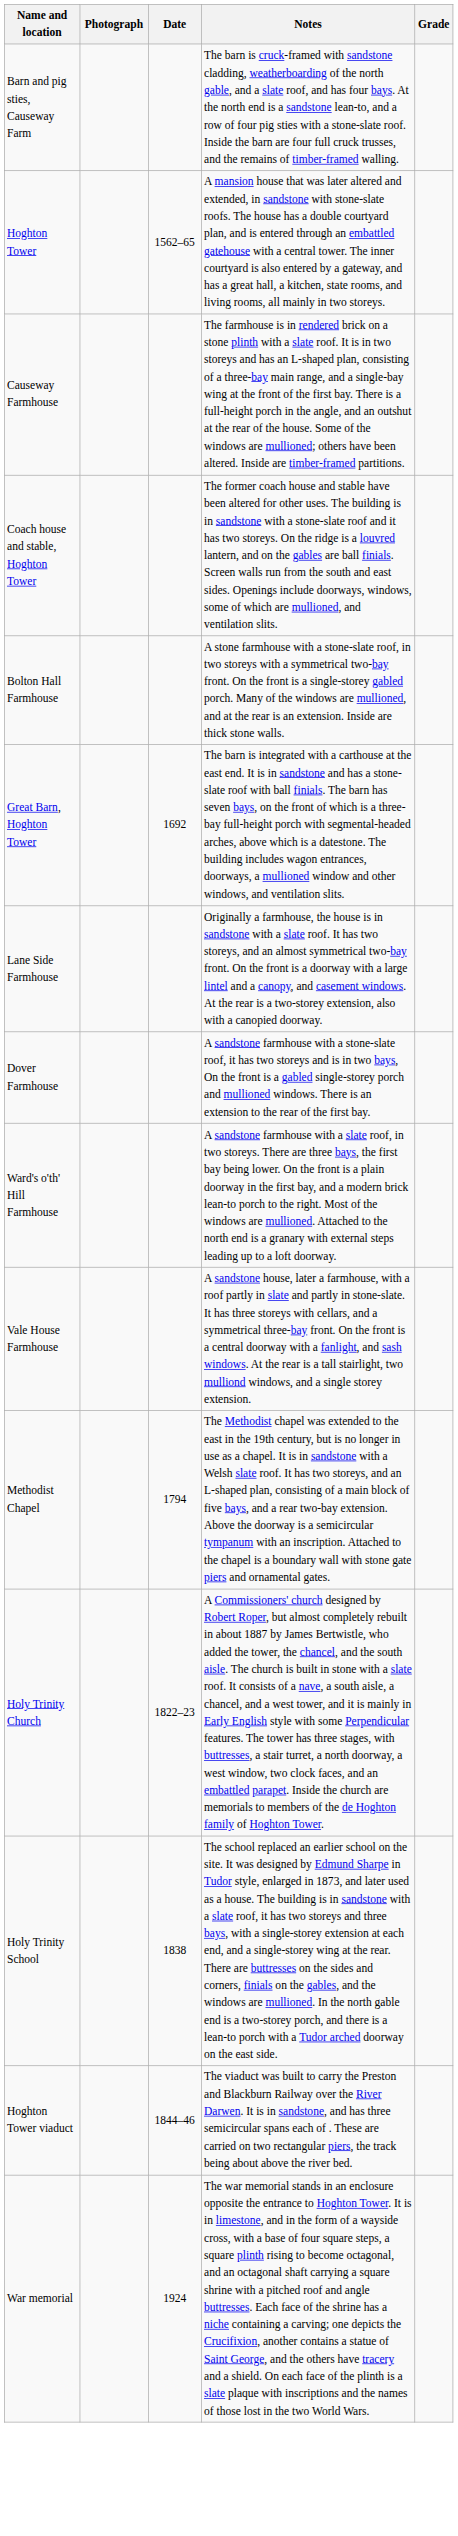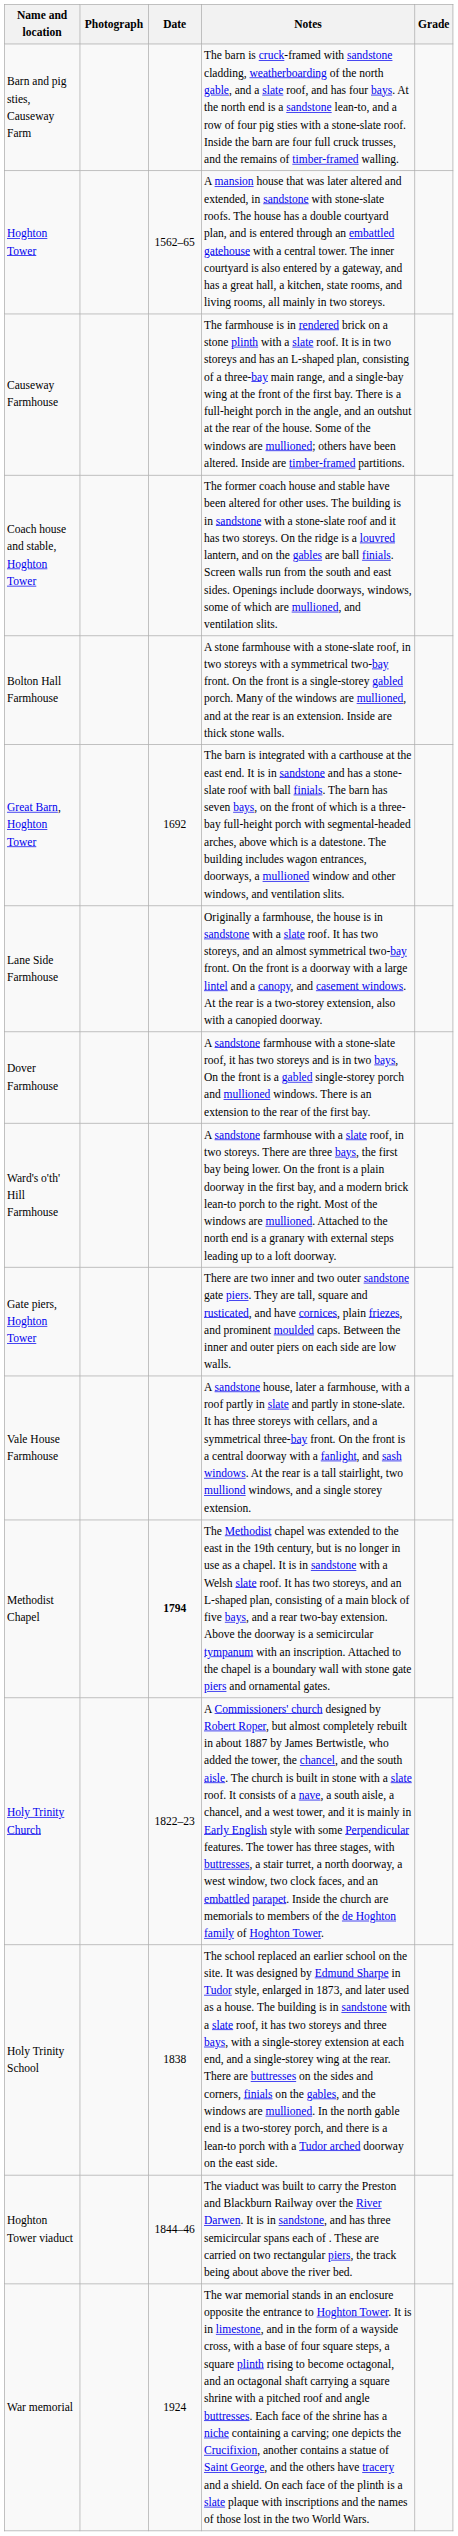+ row: (32, 1321)
(175, 1499) normal -> (175, 1608) bold
